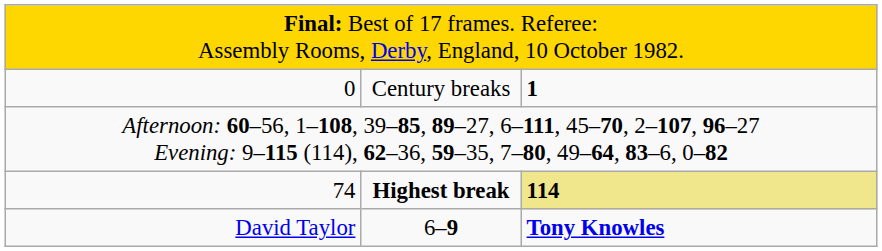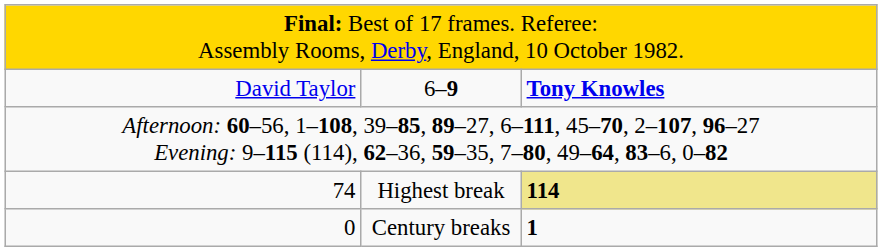rows swapped: (295, 227) <-> (350, 88)
(441, 190) bold -> (441, 190) normal
